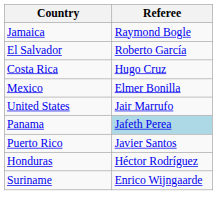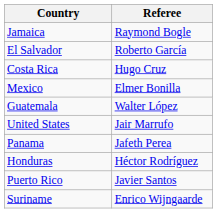+ row: (32, 106)
(143, 124) lightblue background -> (143, 143) no background
rows swapped: (30, 161) <-> (35, 143)
